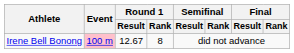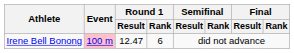(131, 41) 12.67 -> (131, 41) 12.47
(160, 41) 8 -> (160, 41) 6
